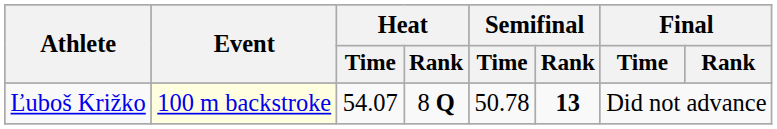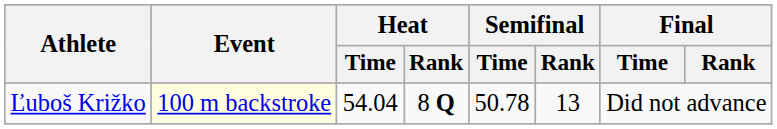(370, 103) 54.07 -> (370, 103) 54.04
(568, 103) bold -> (568, 103) normal
